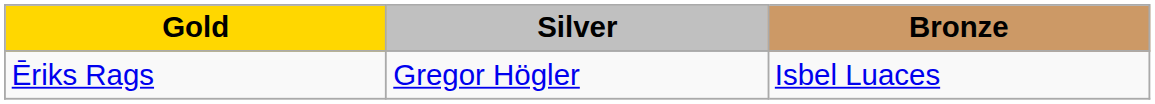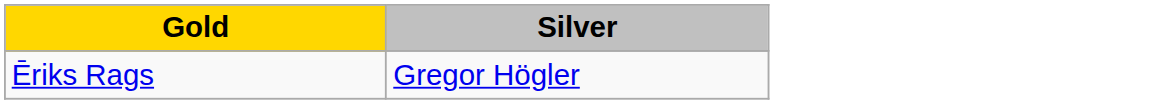- column: (959, 27)
